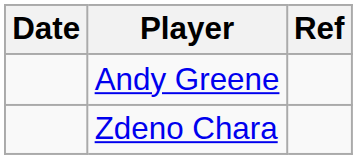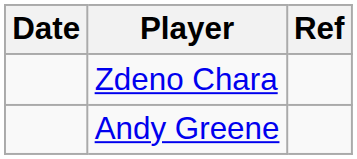rows swapped: (186, 128) <-> (187, 79)
